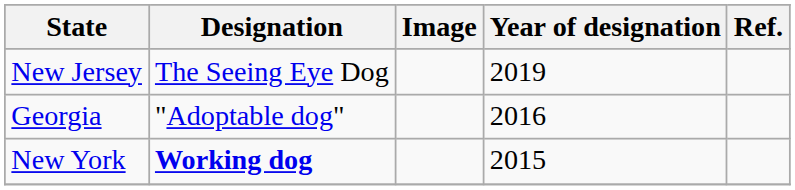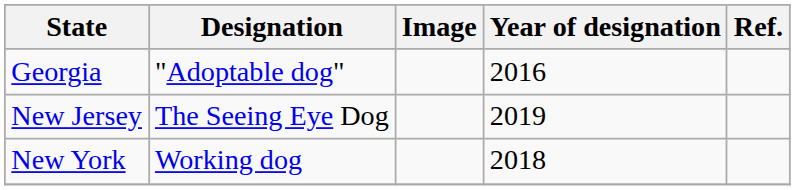rows swapped: (56, 116) <-> (77, 71)
(234, 160) bold -> (229, 160) normal
(518, 160) 2015 -> (518, 160) 2018
